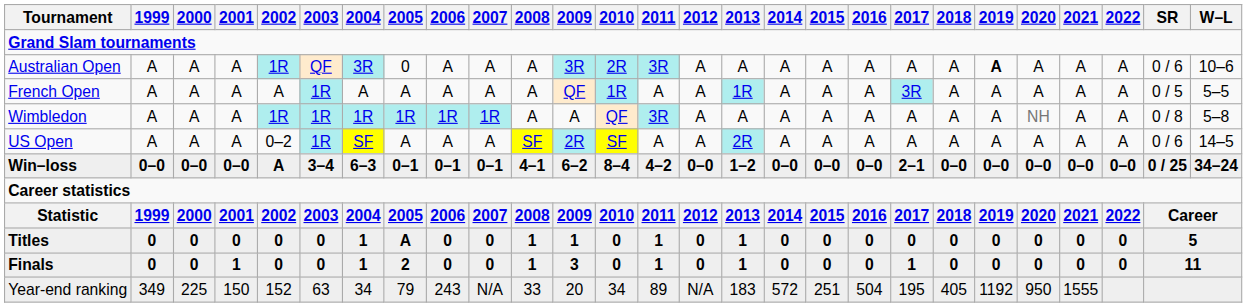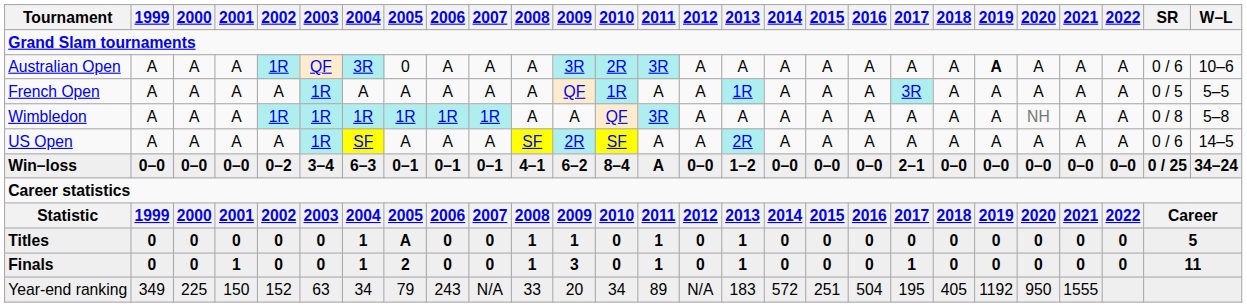(279, 141) 0–2 -> (279, 141) A
(279, 166) A -> (279, 166) 0–2
(659, 166) 4–2 -> (659, 166) A
